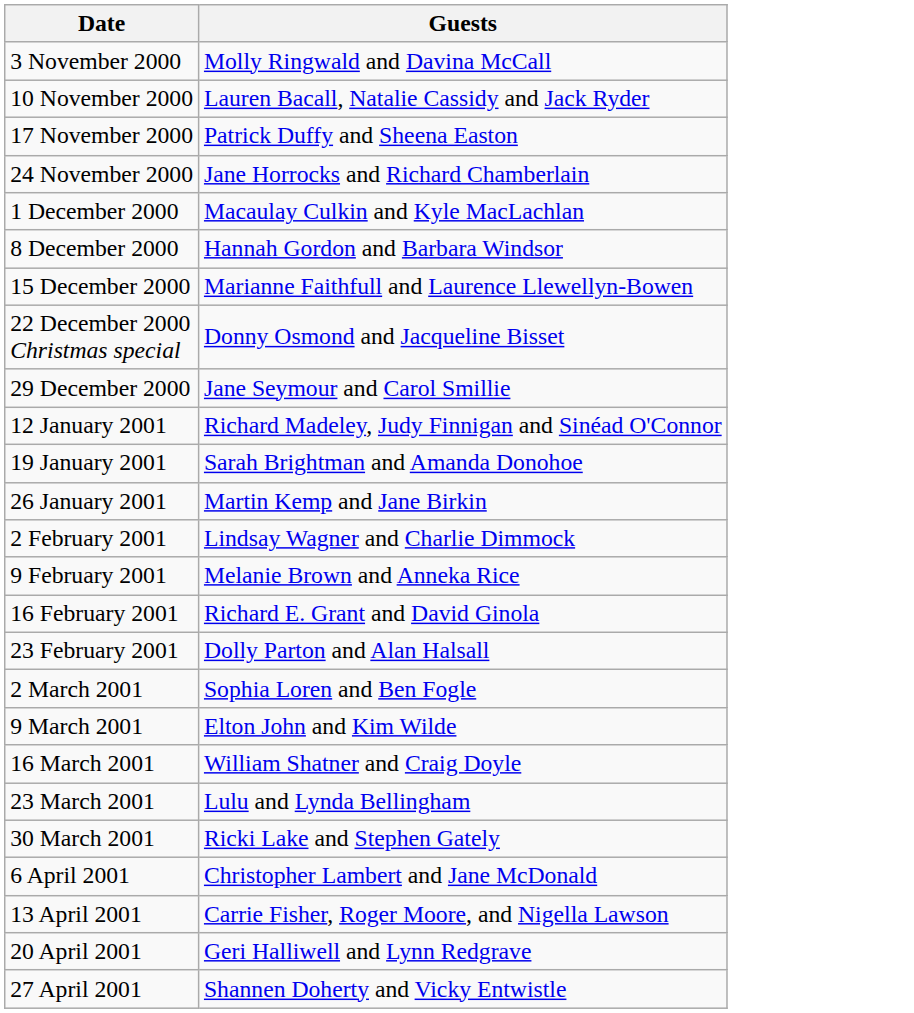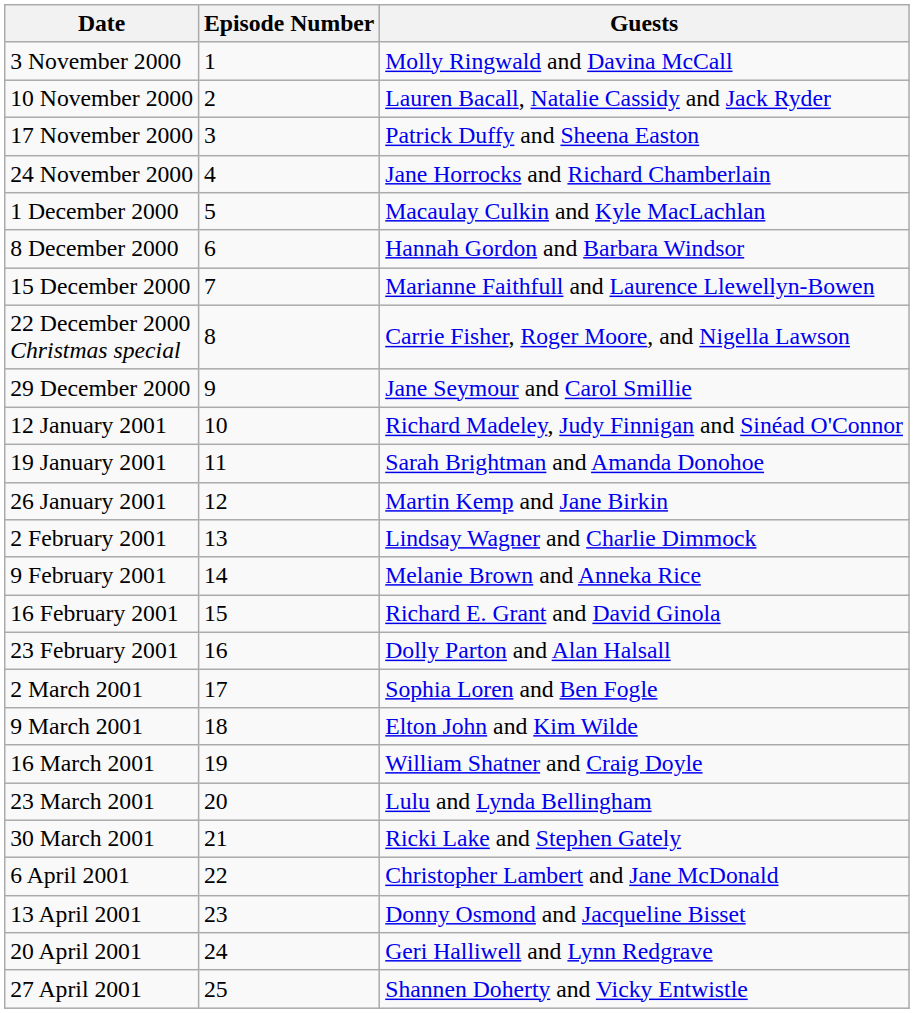+ column: (289, 23)
(384, 337) Donny Osmond and Jacqueline Bisset -> (618, 337) Carrie Fisher, Roger Moore, and Nigella Lawson
(436, 913) Carrie Fisher, Roger Moore, and Nigella Lawson -> (565, 913) Donny Osmond and Jacqueline Bisset
